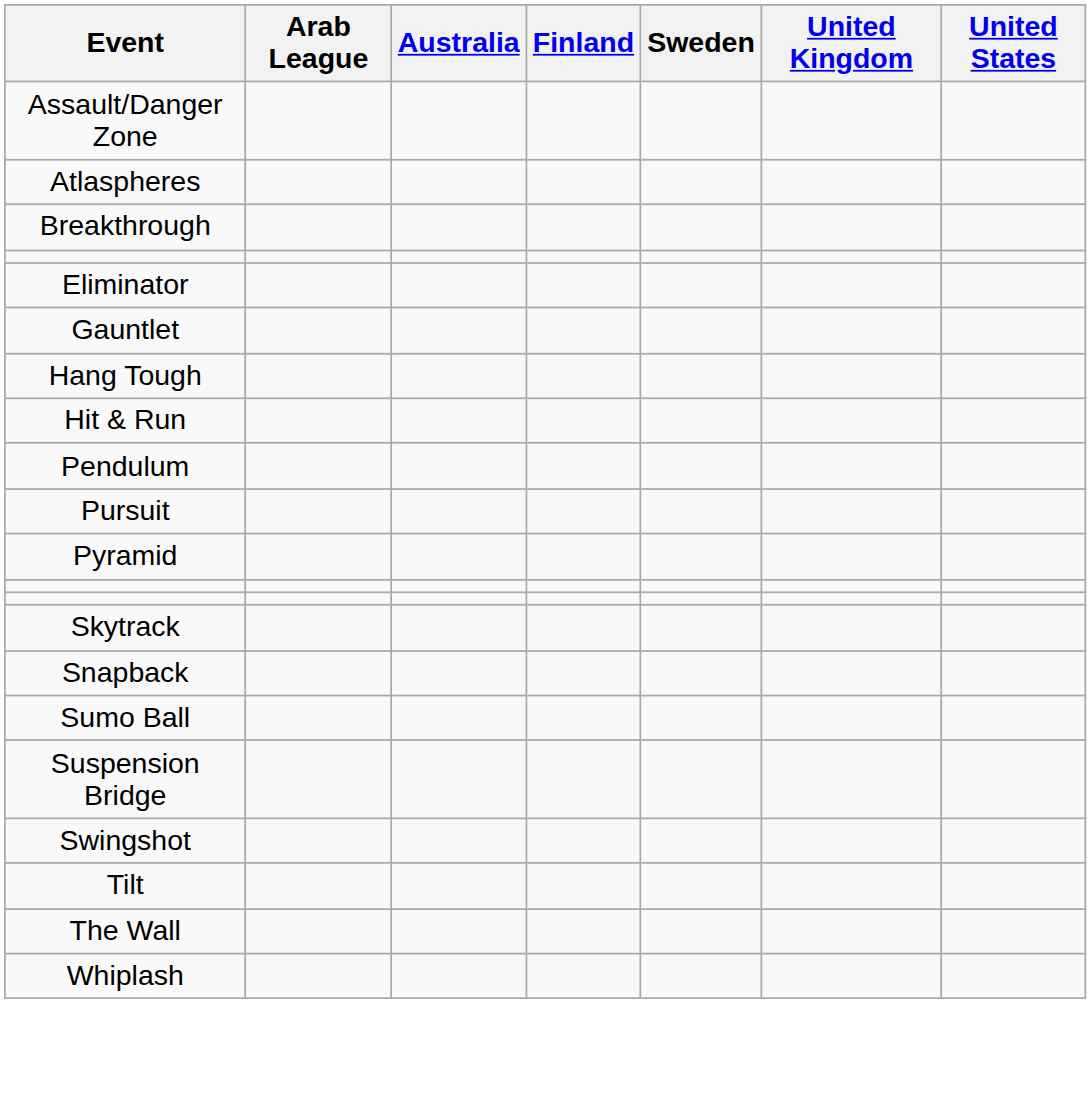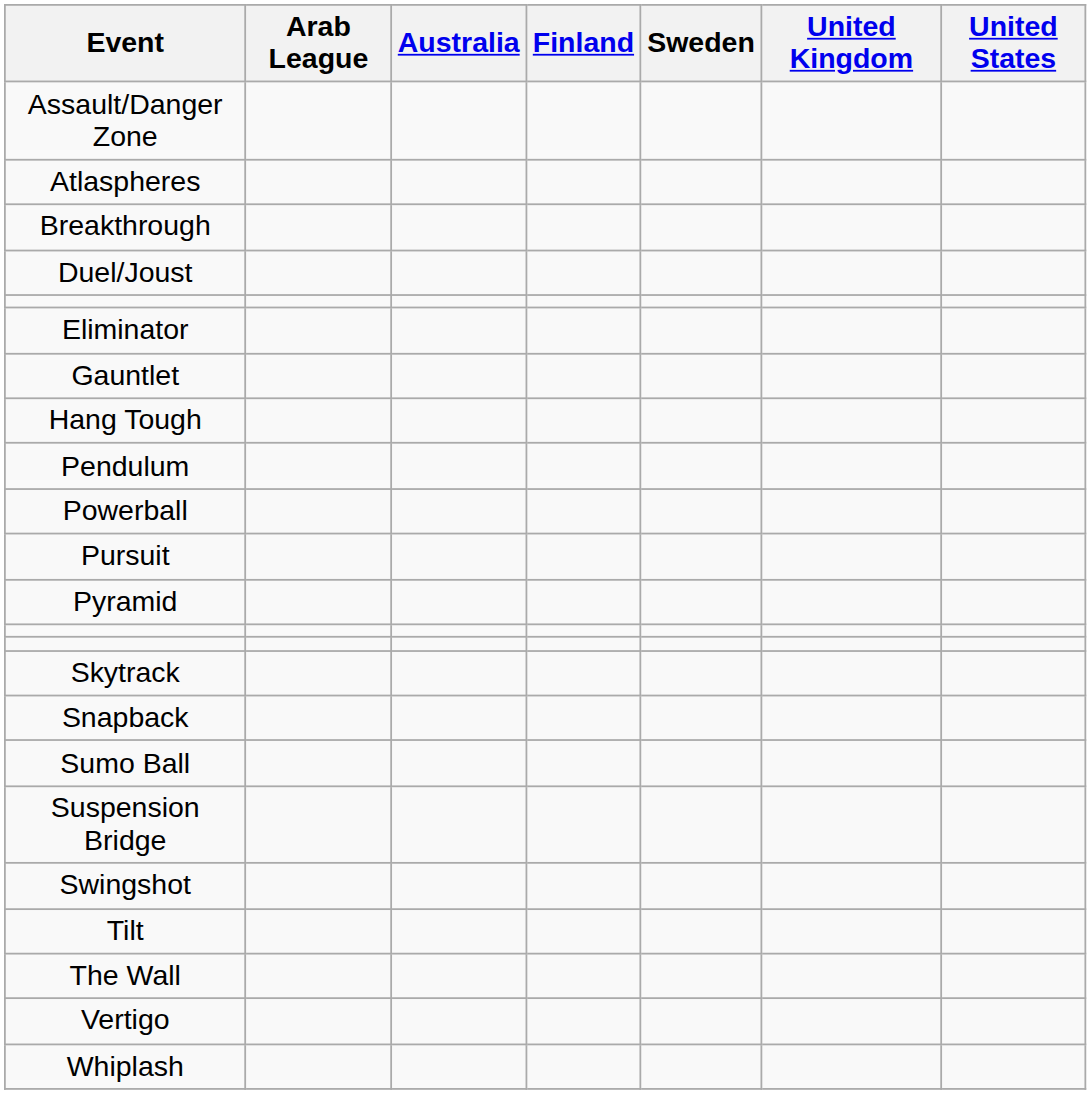+ row: (125, 271)
- row: (125, 420)
+ row: (125, 510)
+ row: (125, 1020)
